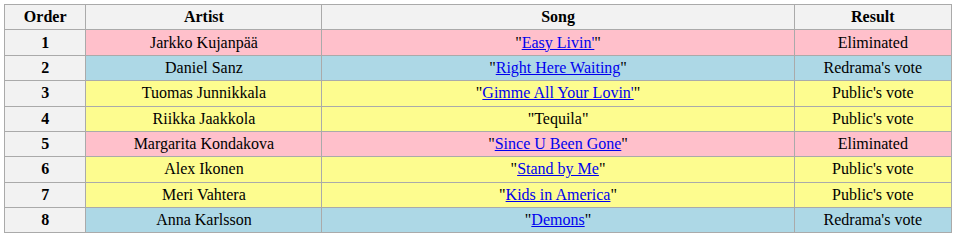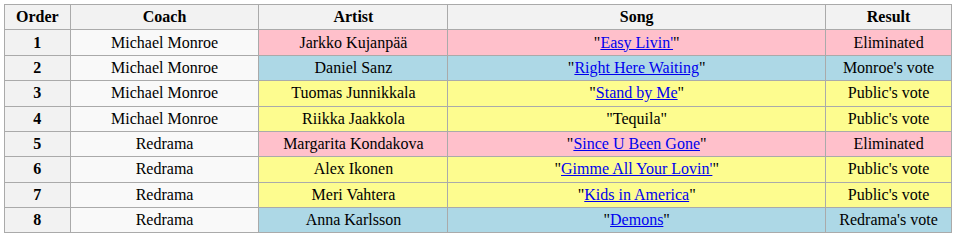+ column: (165, 17)
(873, 67) Redrama's vote -> (889, 67) Monroe's vote
(558, 93) "Gimme All Your Lovin'" -> (637, 93) "Stand by Me"
(558, 169) "Stand by Me" -> (637, 169) "Gimme All Your Lovin'"
